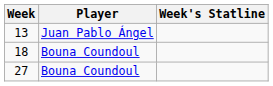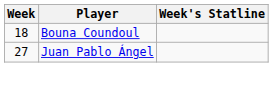- row: (21, 33)
(90, 71) Bouna Coundoul -> (97, 52) Juan Pablo Ángel
